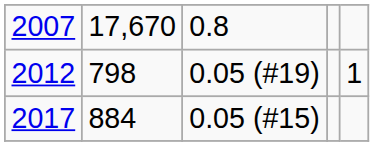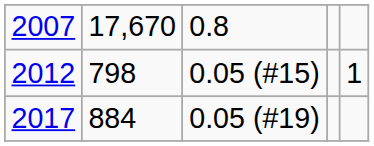(254, 72) 0.05 (#19) -> (254, 72) 0.05 (#15)
(254, 118) 0.05 (#15) -> (254, 118) 0.05 (#19)
